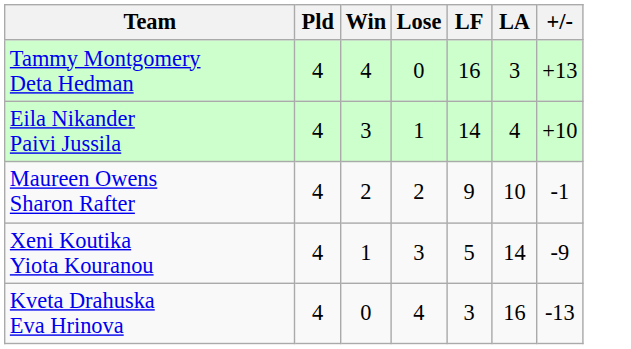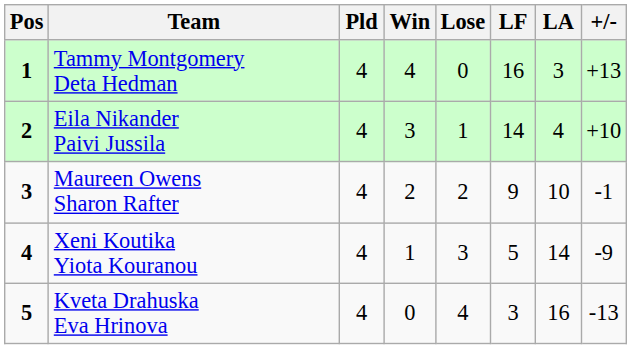+ column: (27, 22)
